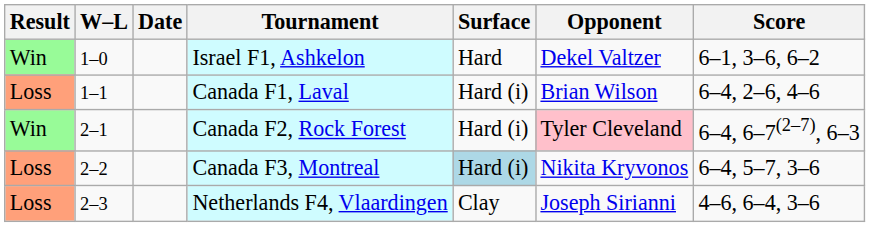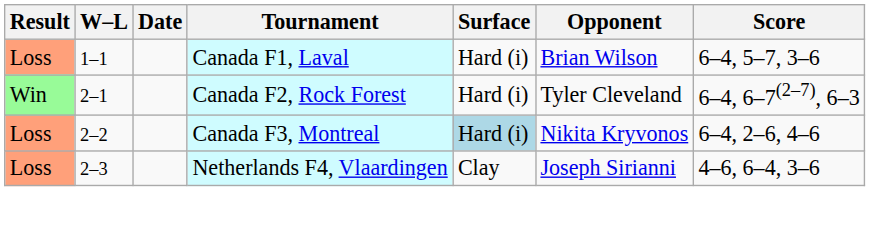- row: (279, 57)
(759, 92) 6–4, 2–6, 4–6 -> (759, 57) 6–4, 5–7, 3–6
(611, 130) pink background -> (611, 95) no background
(759, 168) 6–4, 5–7, 3–6 -> (759, 133) 6–4, 2–6, 4–6
